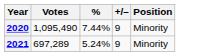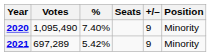+ column: (128, 12)
(96, 28) 7.44% -> (96, 28) 7.40%
(96, 43) 5.24% -> (96, 43) 5.42%
